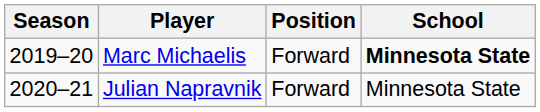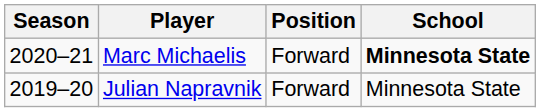(51, 55) 2019–20 -> (51, 55) 2020–21
(51, 89) 2020–21 -> (51, 89) 2019–20
